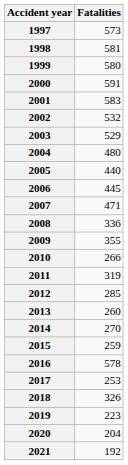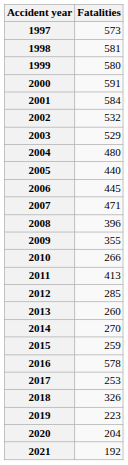(113, 100) 583 -> (113, 100) 584
(113, 223) 336 -> (113, 223) 396
(113, 275) 319 -> (113, 275) 413
